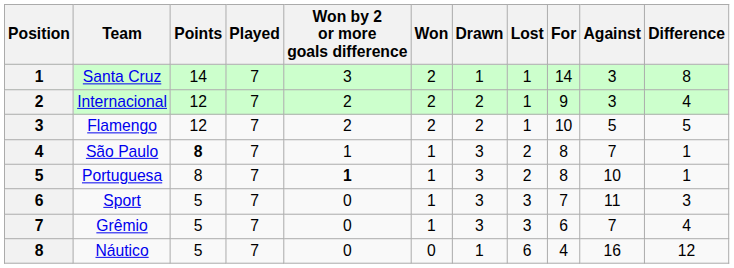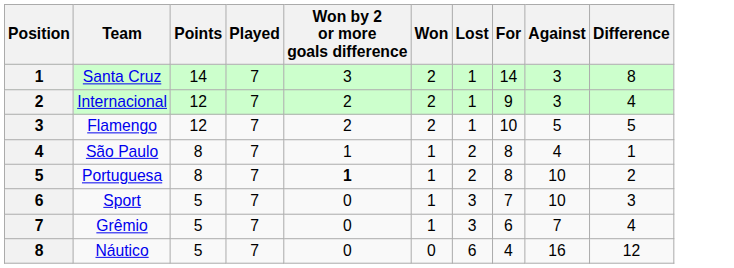- column: (479, 34)
(198, 151) bold -> (198, 151) normal
(612, 151) 7 -> (557, 151) 4
(687, 176) 1 -> (631, 176) 2
(612, 201) 11 -> (557, 201) 10
